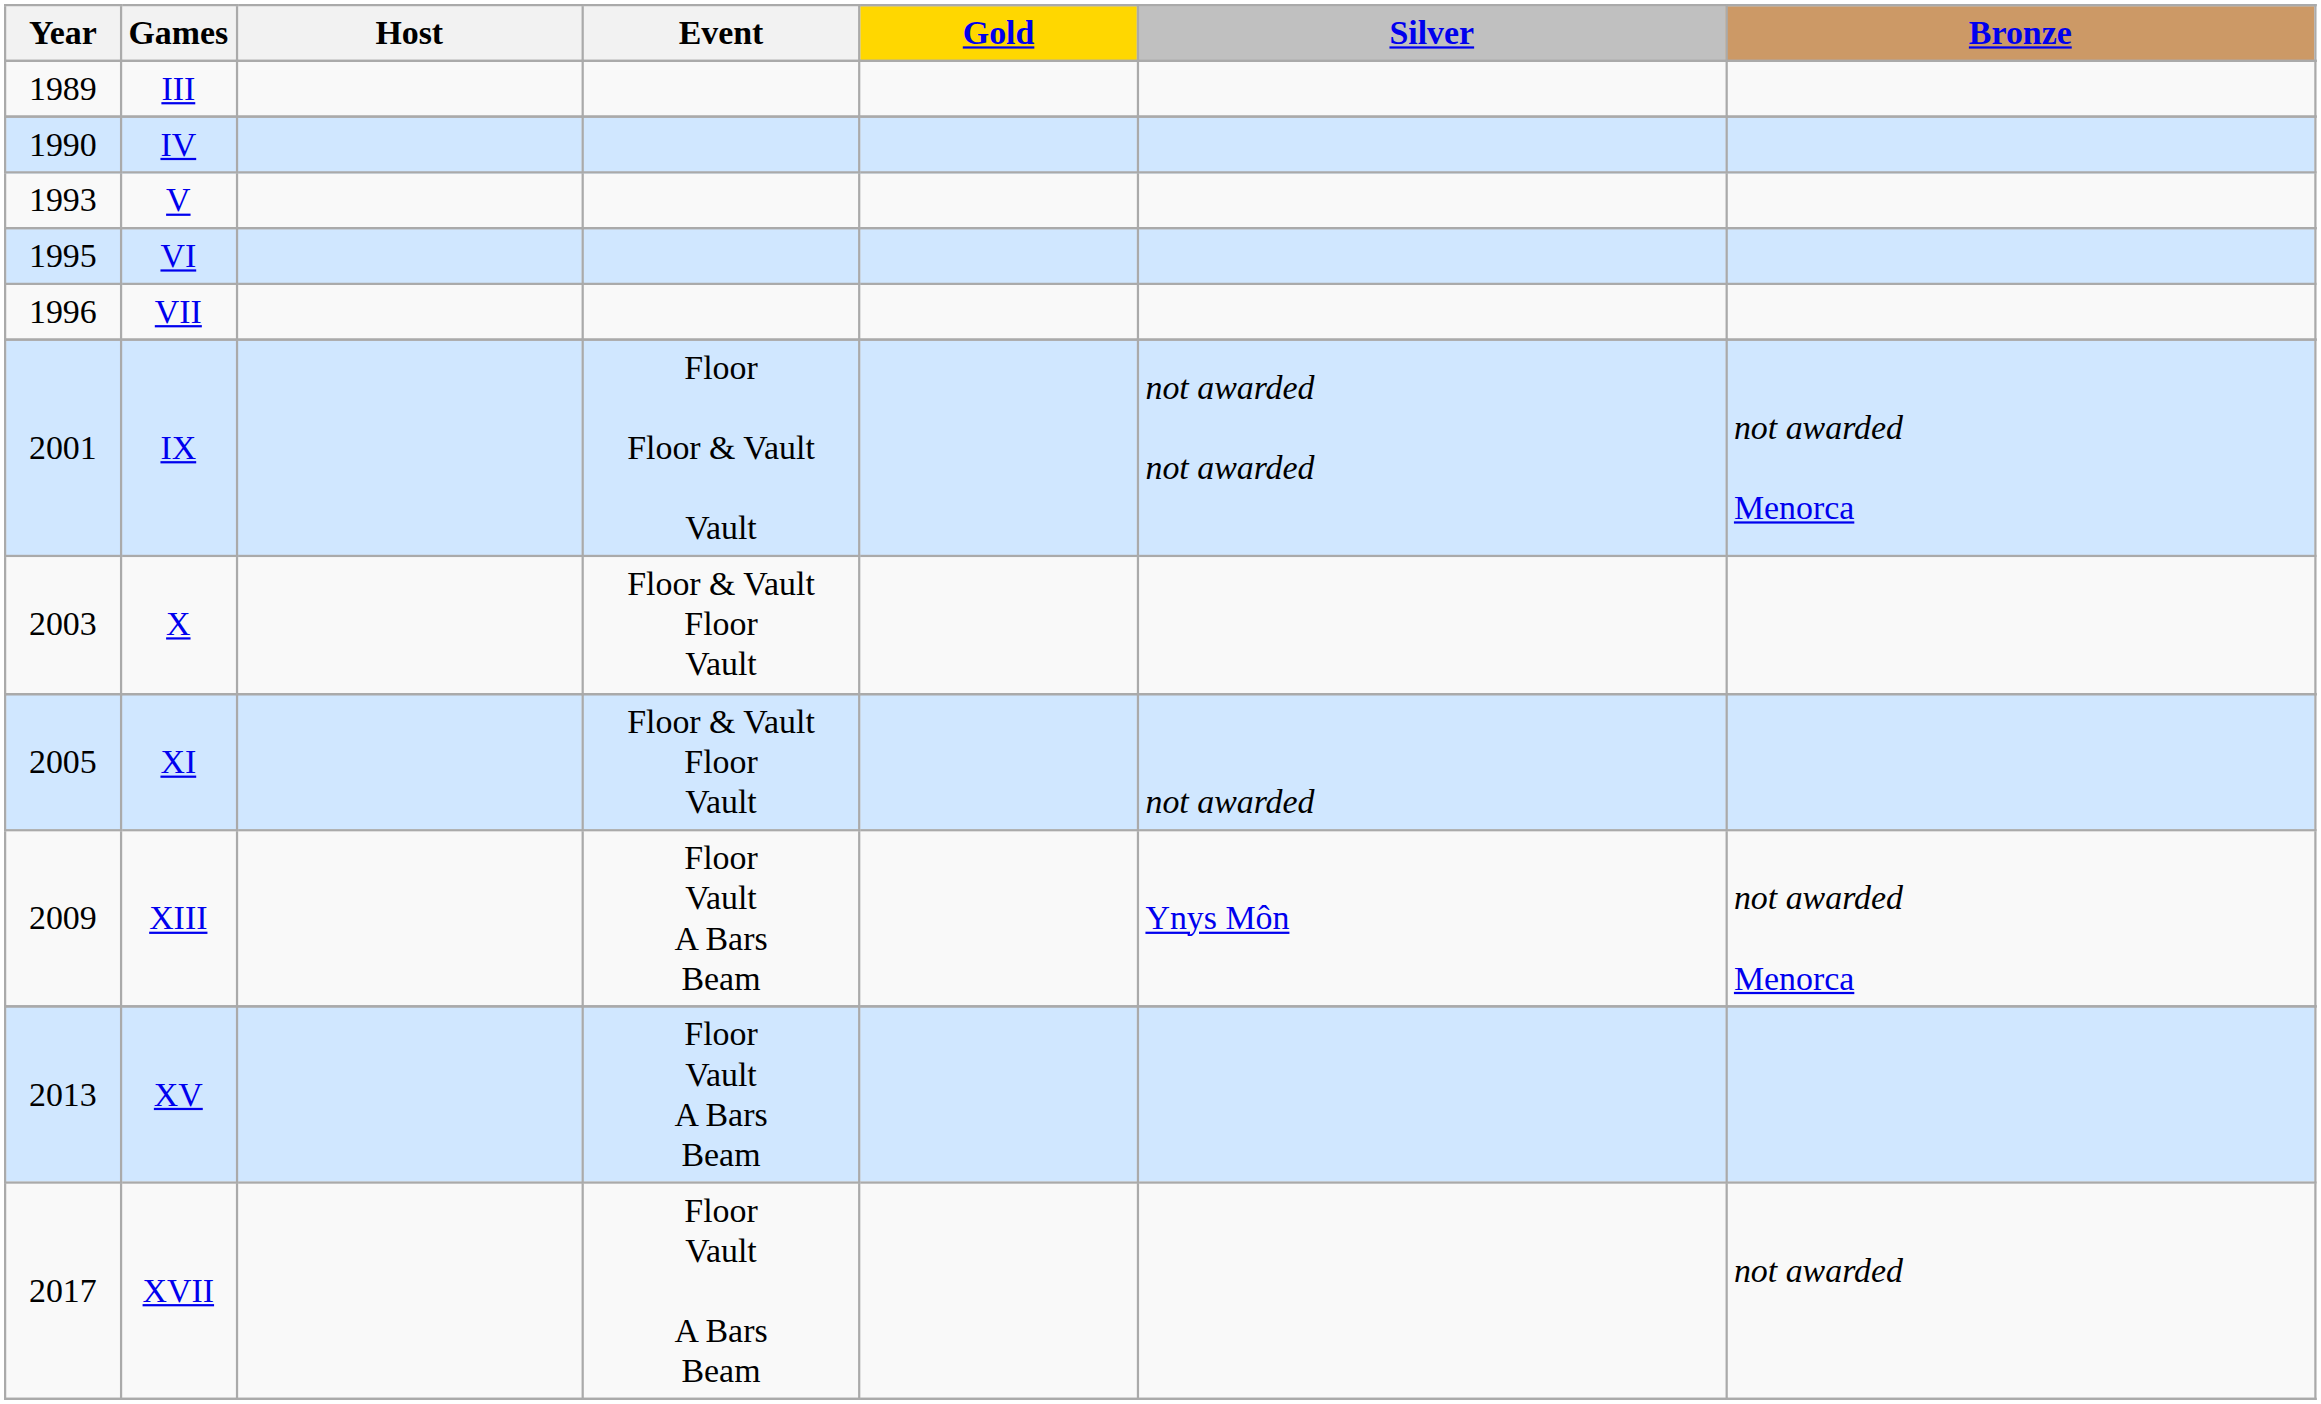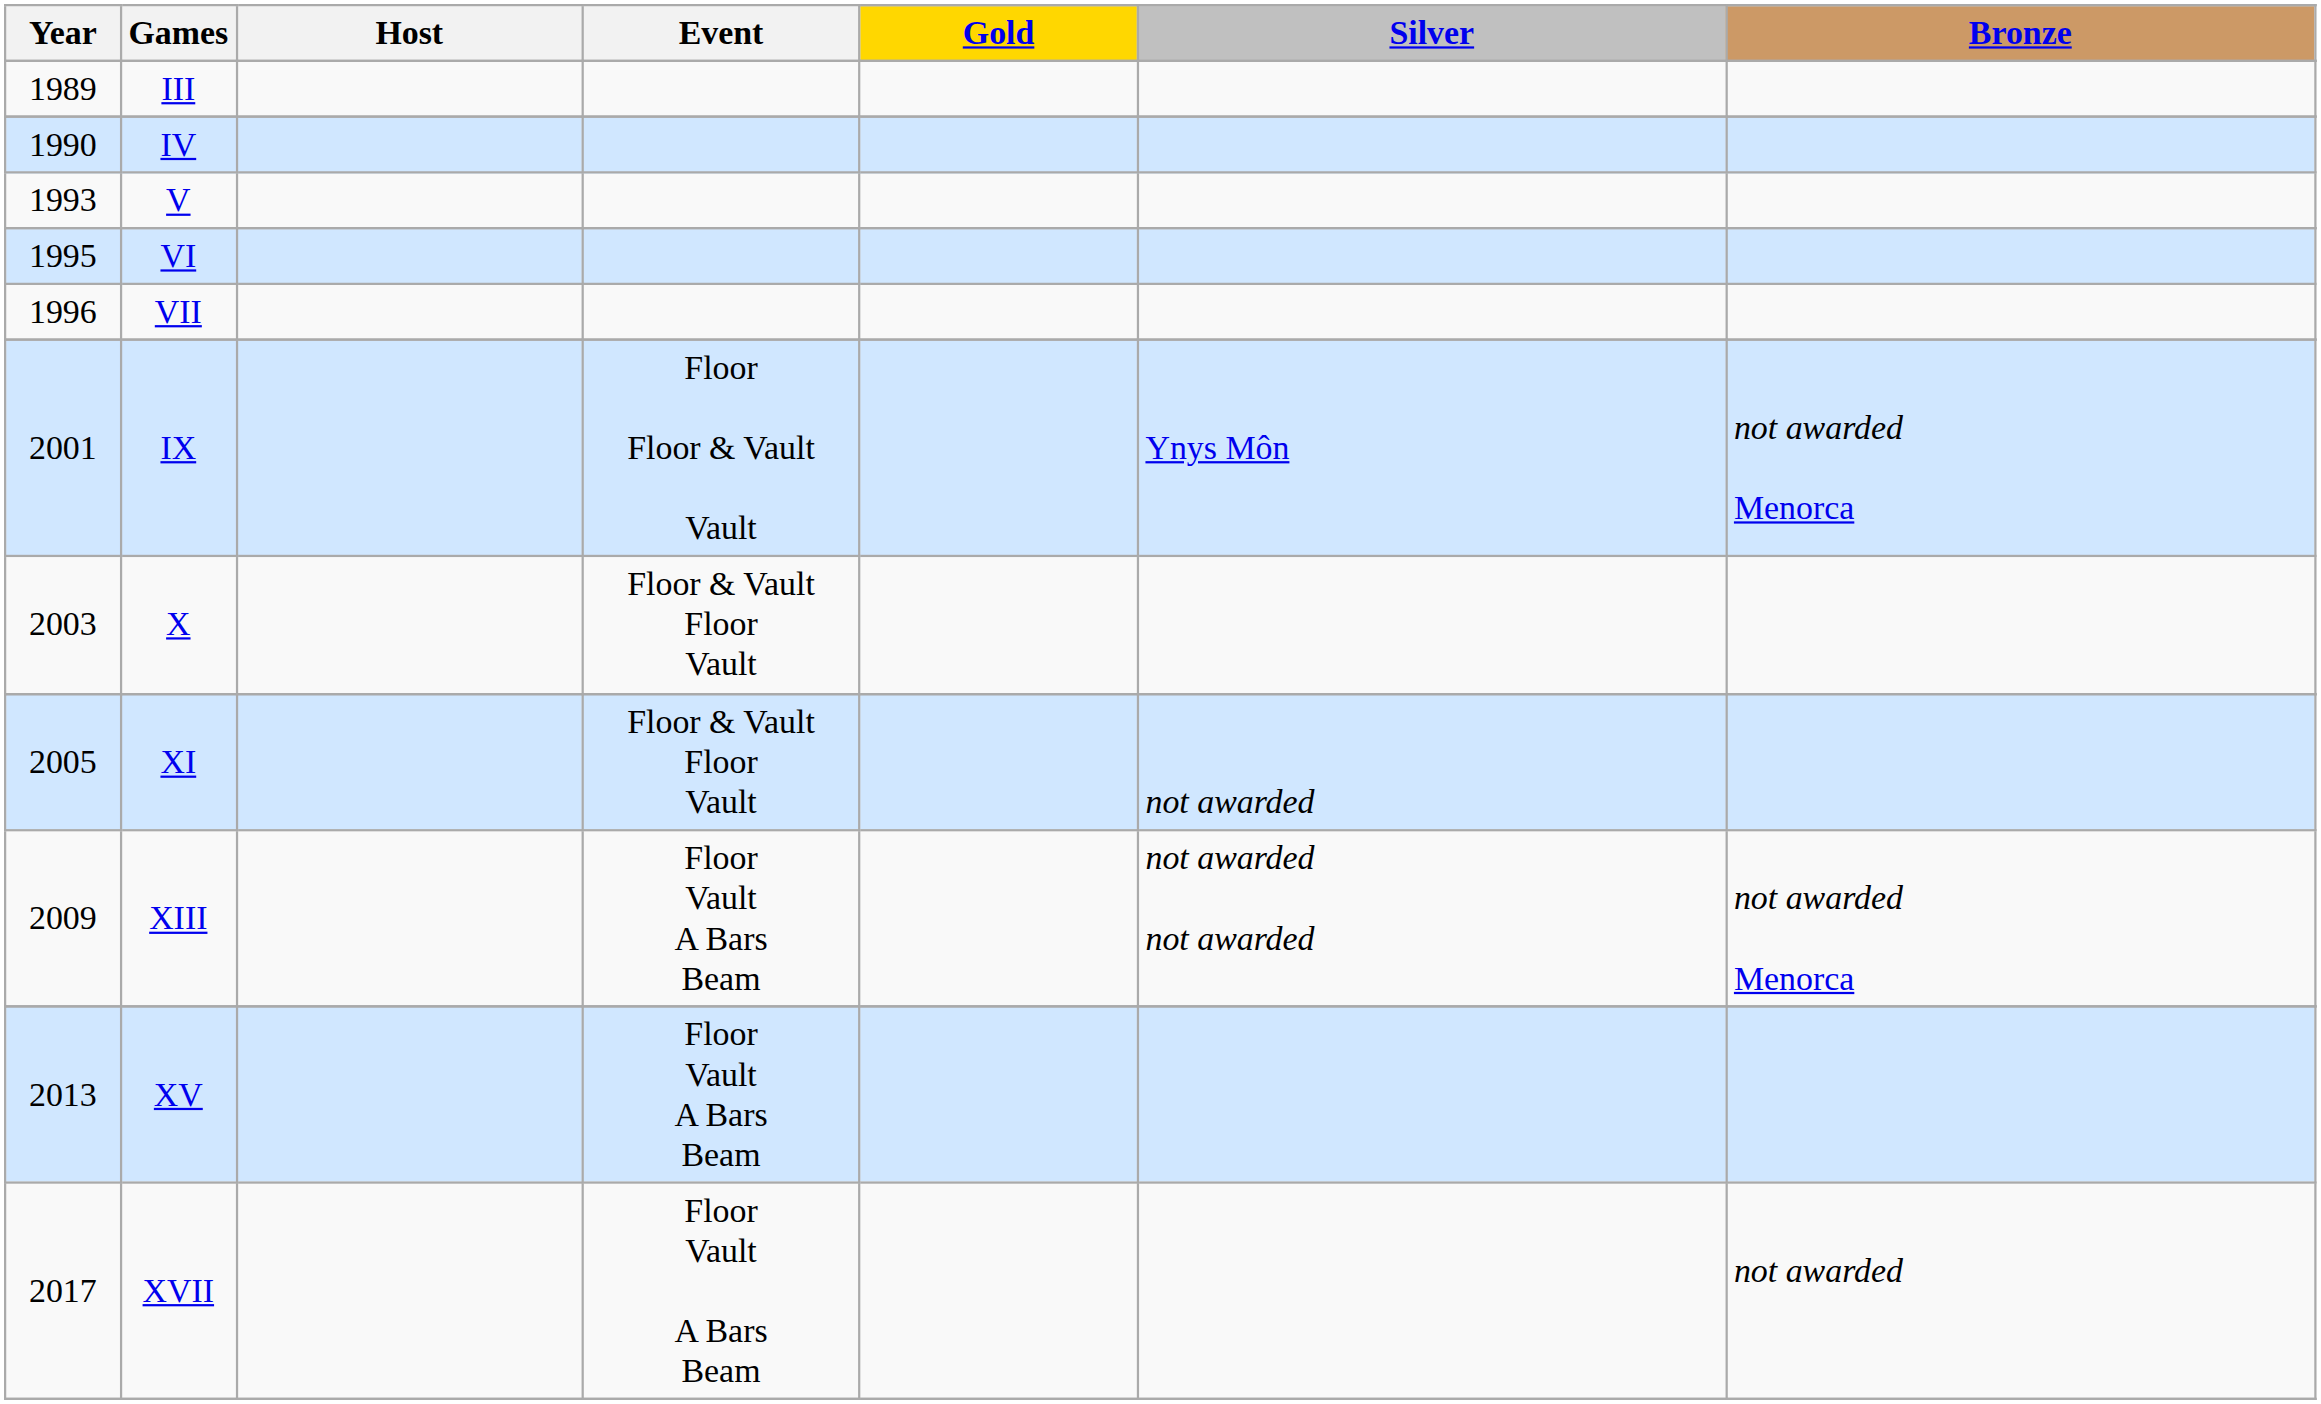(1230, 428) not awarded not awarded -> (1217, 448) Ynys Môn
(1217, 916) Ynys Môn -> (1230, 896) not awarded not awarded
